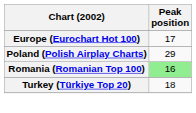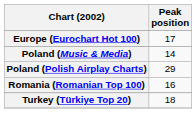+ row: (77, 54)
(170, 69) lightgreen background -> (170, 85) no background
